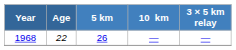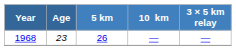(61, 38) 22 -> (61, 38) 23
